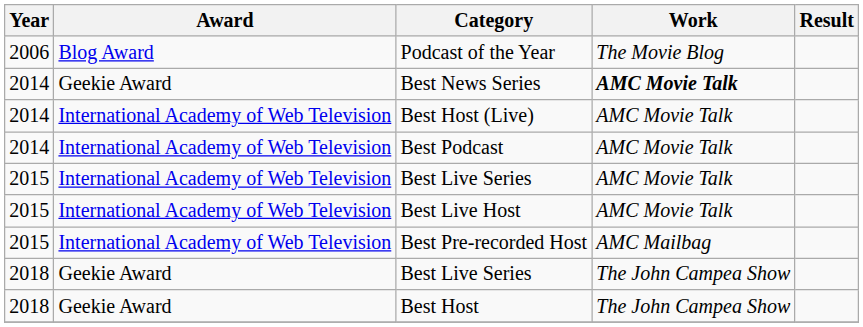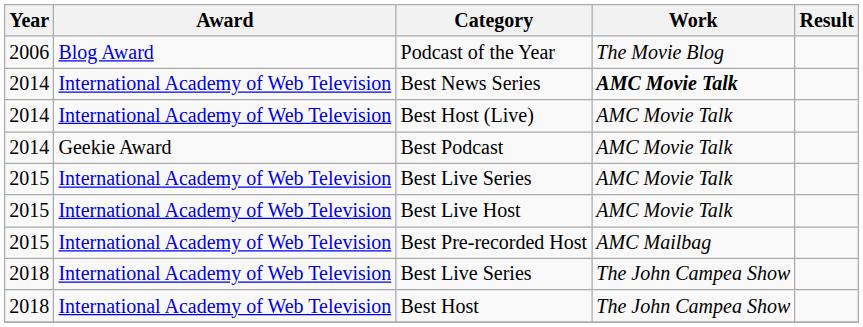(115, 83) Geekie Award -> (225, 83) International Academy of Web Television
(225, 147) International Academy of Web Television -> (115, 147) Geekie Award
(115, 274) Geekie Award -> (225, 274) International Academy of Web Television
(115, 305) Geekie Award -> (225, 305) International Academy of Web Television
